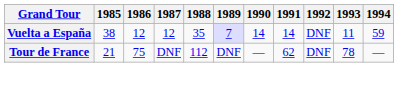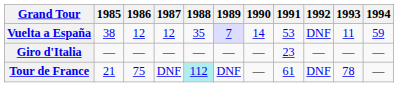(289, 33) 14 -> (289, 33) 53
+ row: (49, 52)
(199, 52) no background -> (199, 71) paleturquoise background
(289, 52) 62 -> (289, 71) 61
